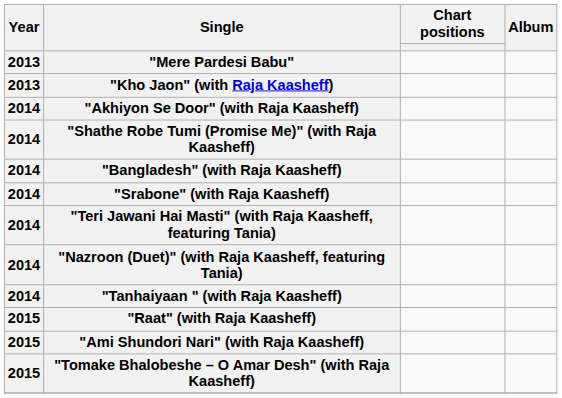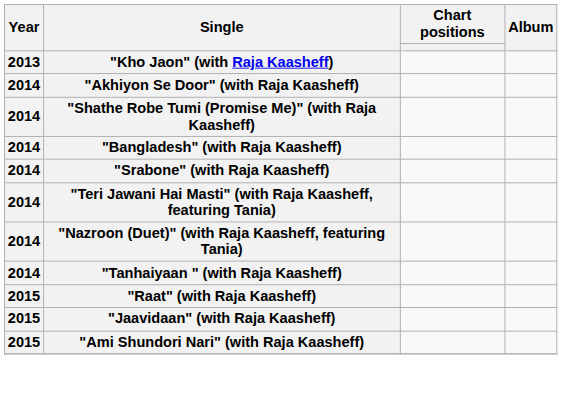- row: (222, 62)
+ row: (222, 319)
- row: (222, 373)
